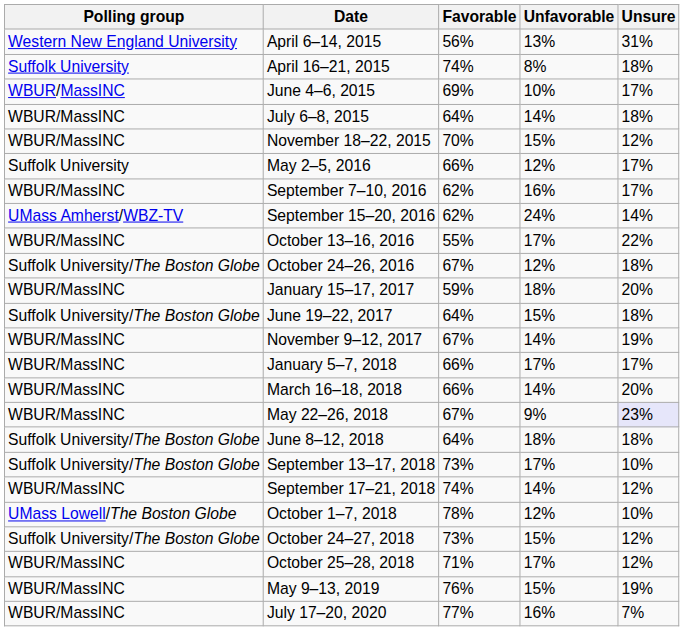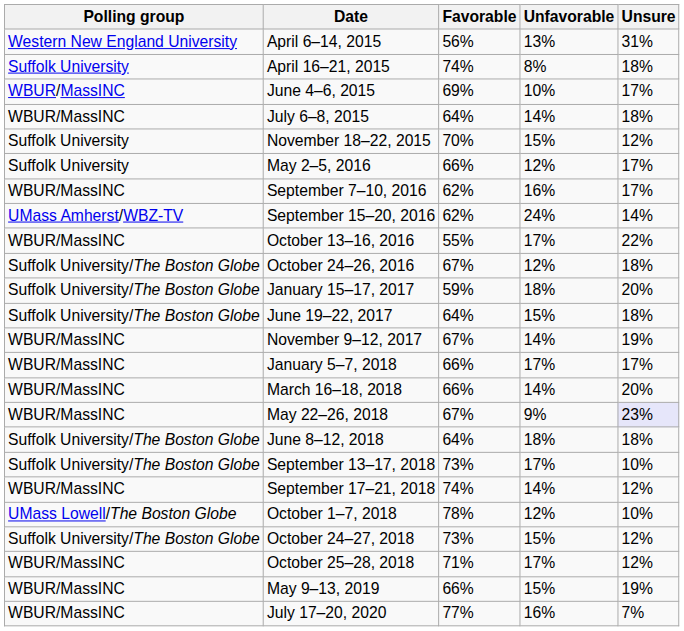(66, 141) WBUR/MassINC -> (69, 141) Suffolk University
(66, 290) WBUR/MassINC -> (134, 290) Suffolk University/The Boston Globe
(458, 588) 76% -> (458, 588) 66%
